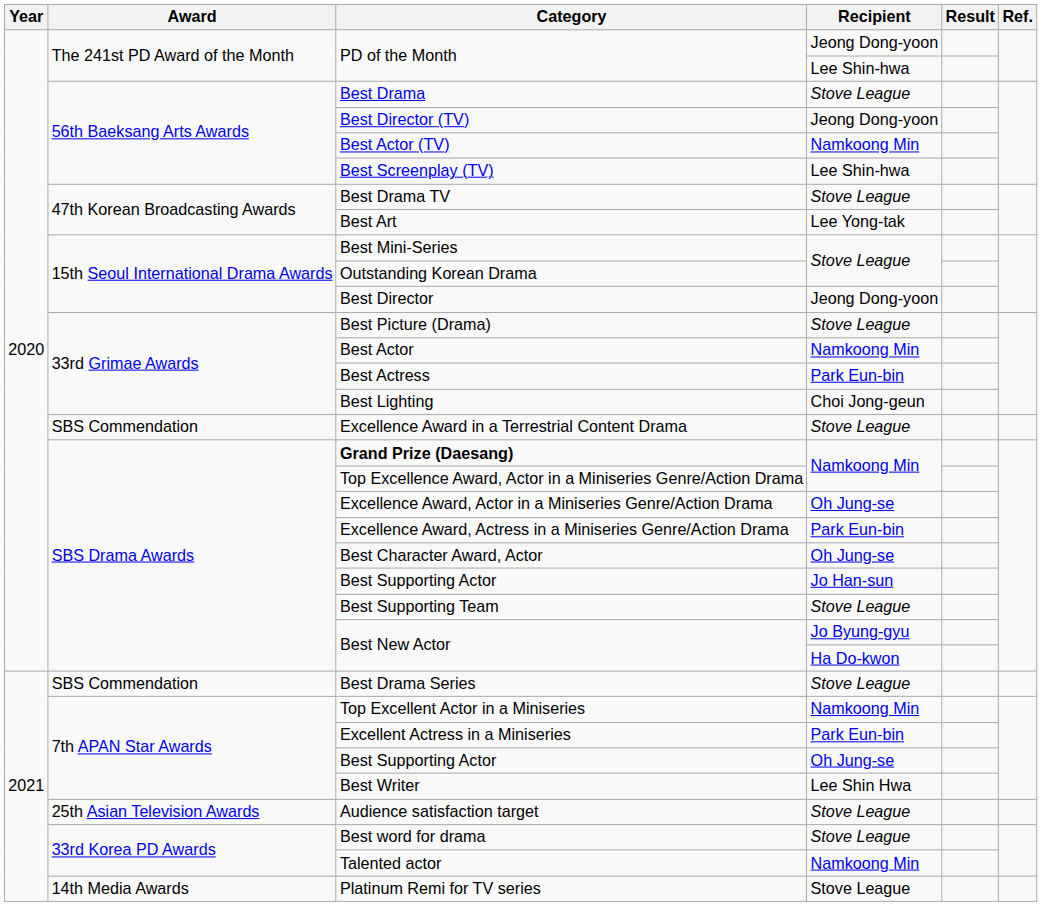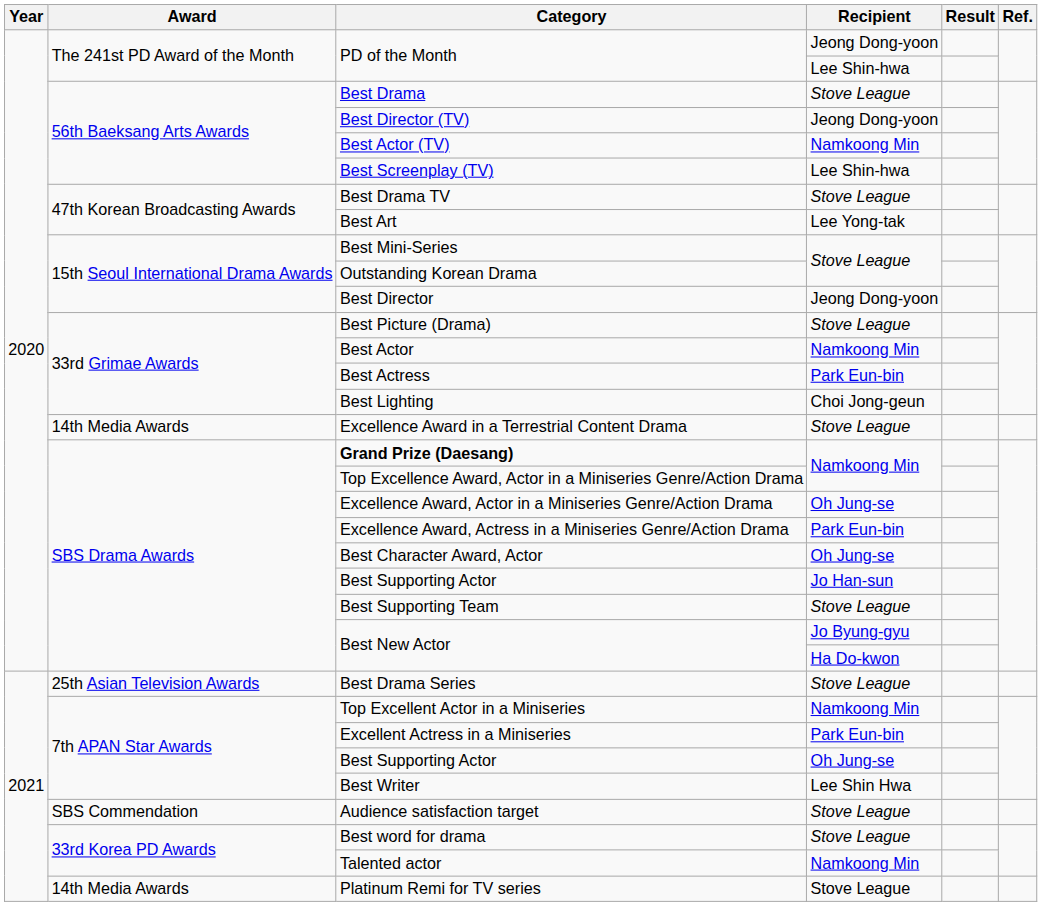(125, 427) SBS Commendation -> (120, 427) 14th Media Awards
(125, 683) SBS Commendation -> (156, 683) 25th Asian Television Awards
(156, 811) 25th Asian Television Awards -> (125, 811) SBS Commendation
